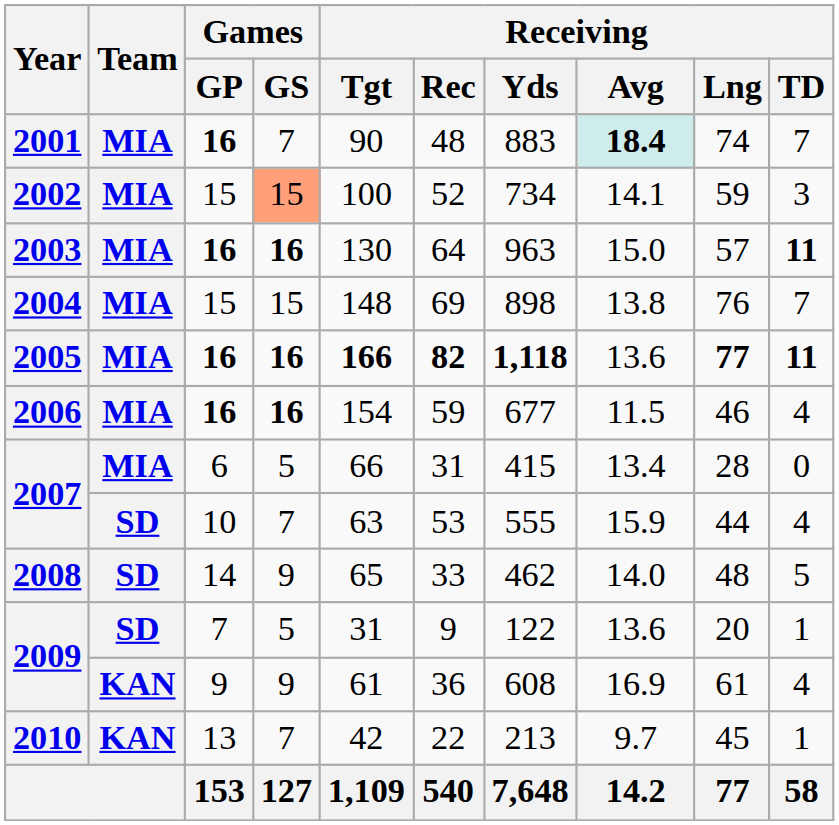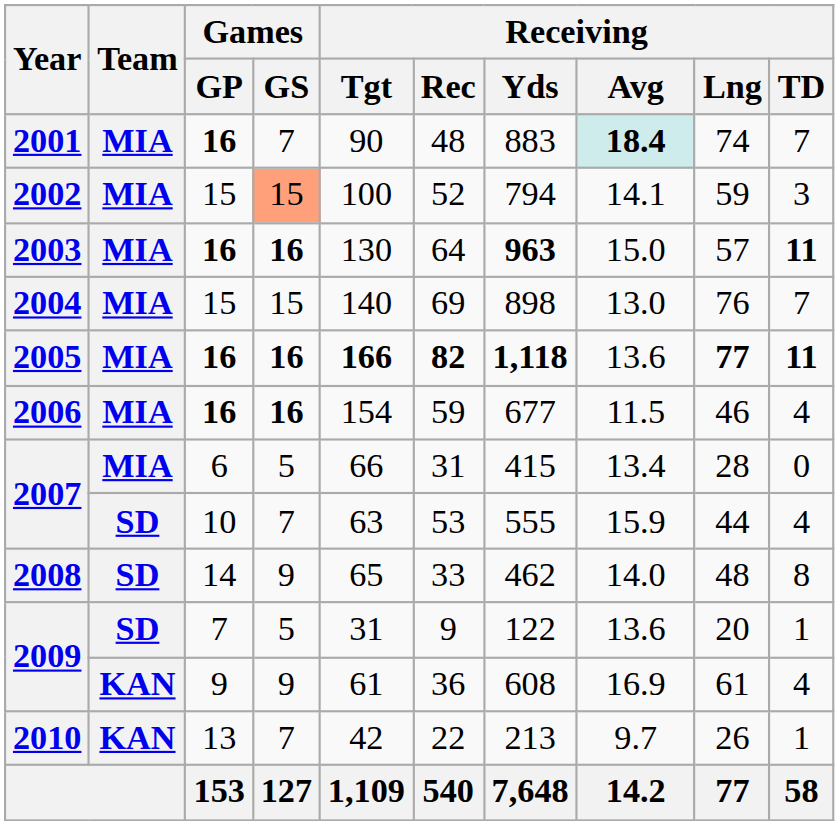(530, 194) 734 -> (530, 194) 794
(530, 248) normal -> (530, 248) bold
(366, 303) 148 -> (366, 303) 140
(636, 303) 13.8 -> (636, 303) 13.0
(801, 574) 5 -> (801, 574) 8
(732, 737) 45 -> (732, 737) 26
